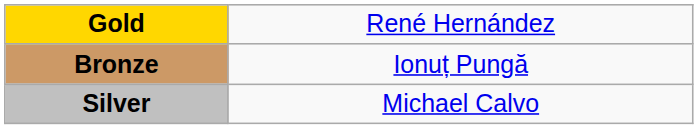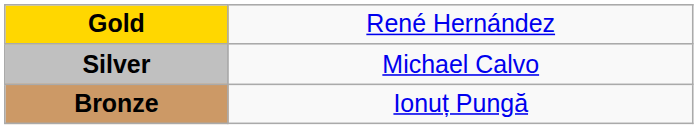rows swapped: (116, 103) <-> (116, 63)
